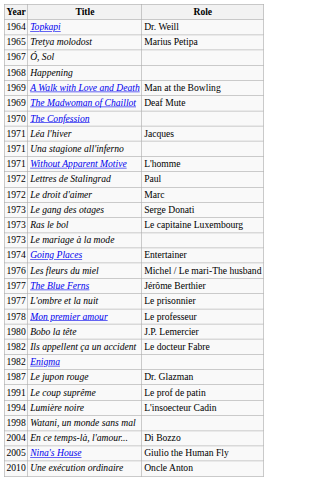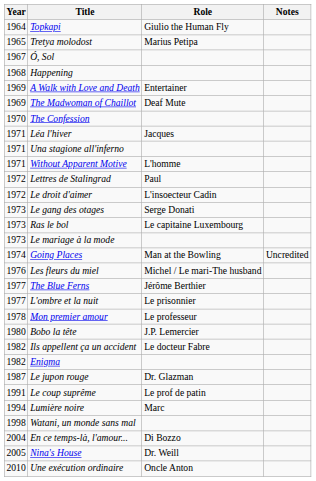+ column: (287, 12)
(162, 27) Dr. Weill -> (186, 27) Giulio the Human Fly
(182, 88) Man at the Bowling -> (165, 88) Entertainer
(154, 194) Marc -> (180, 194) L'insoecteur Cadin
(165, 255) Entertainer -> (182, 255) Man at the Bowling
(180, 407) L'insoecteur Cadin -> (154, 407) Marc
(186, 453) Giulio the Human Fly -> (162, 453) Dr. Weill
